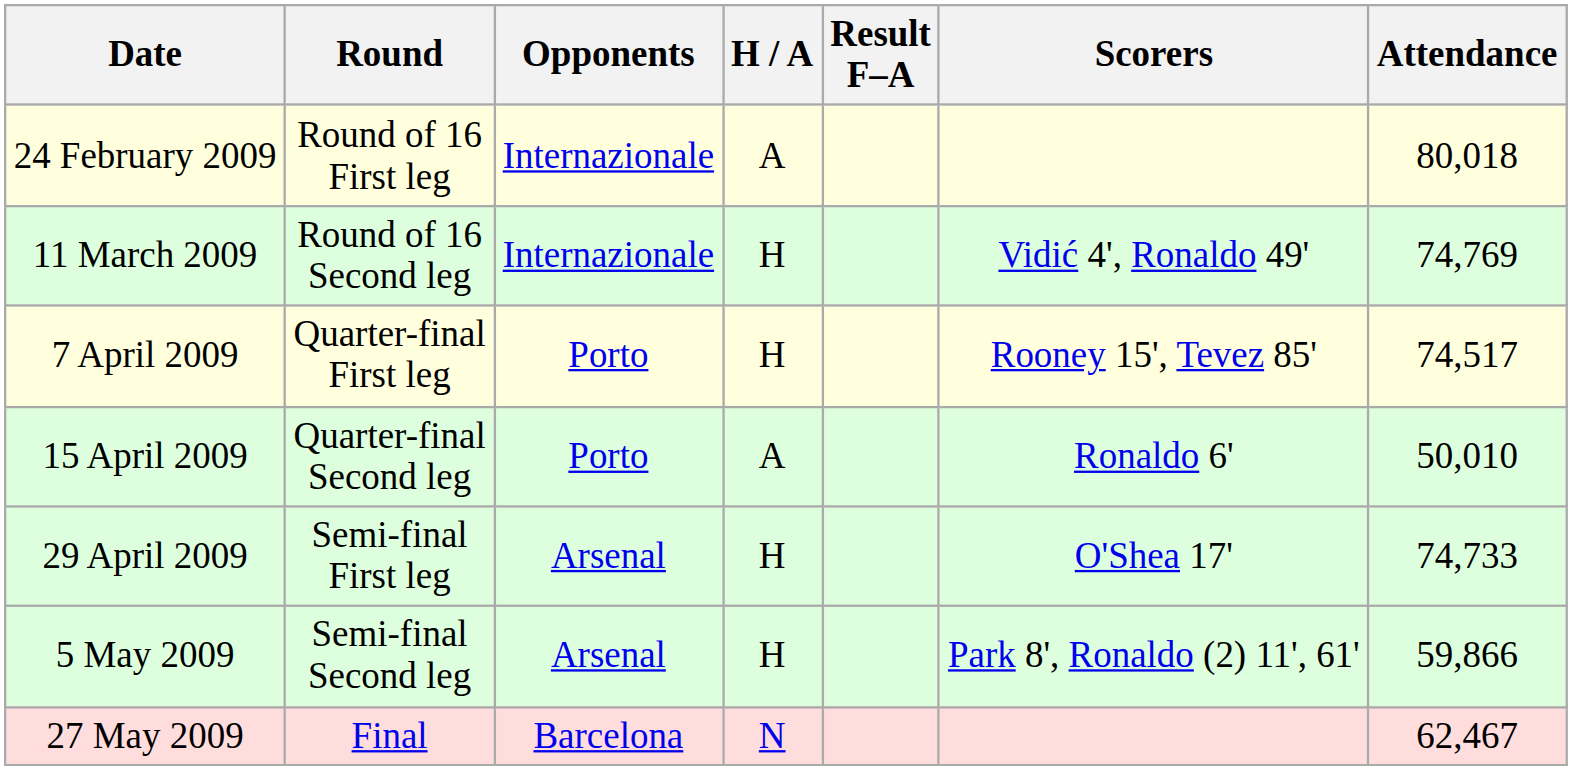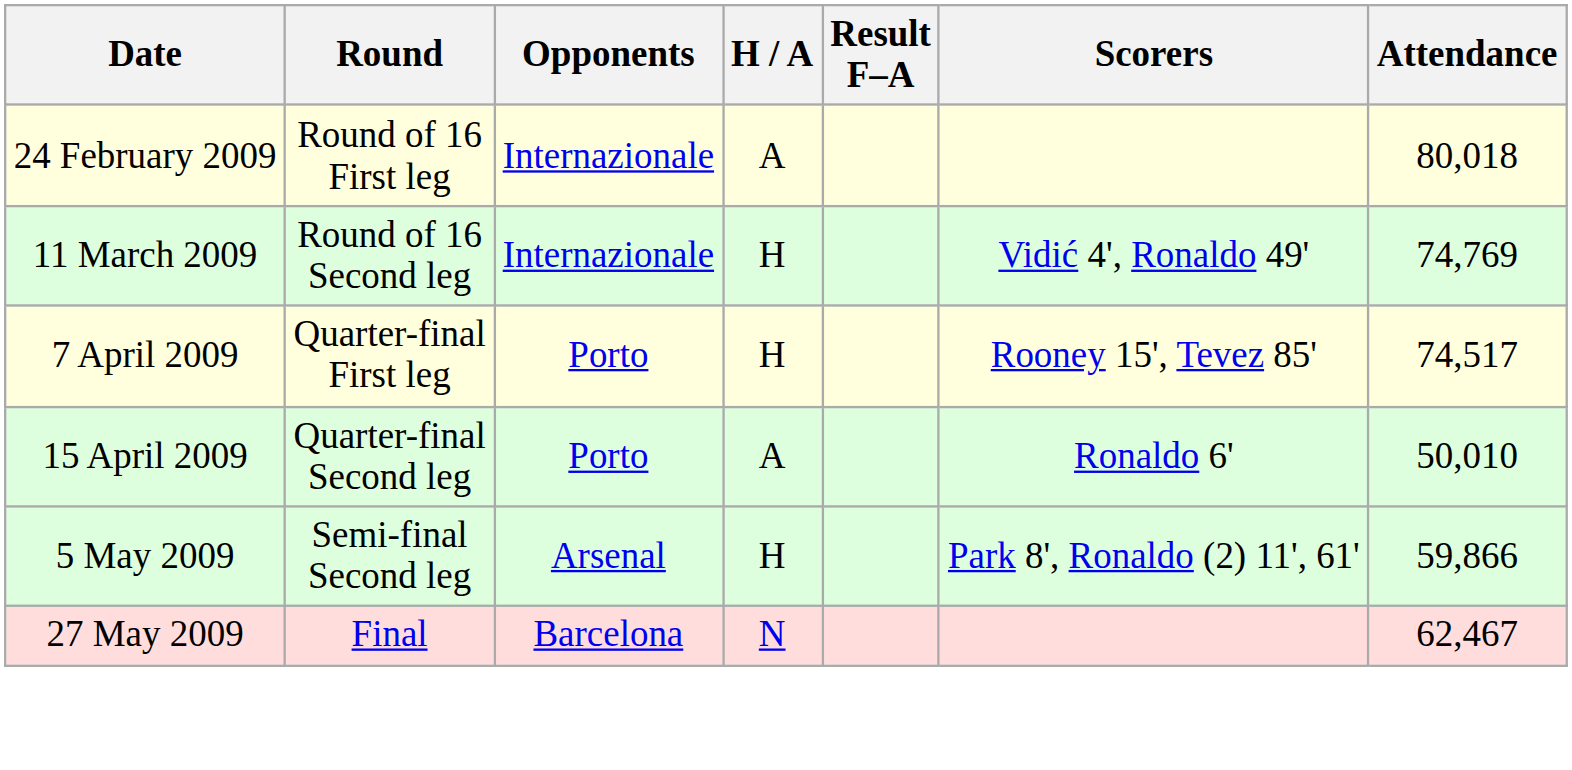- row: (145, 555)
